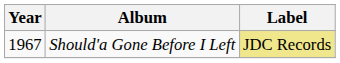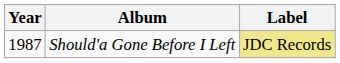(25, 44) 1967 -> (25, 44) 1987
